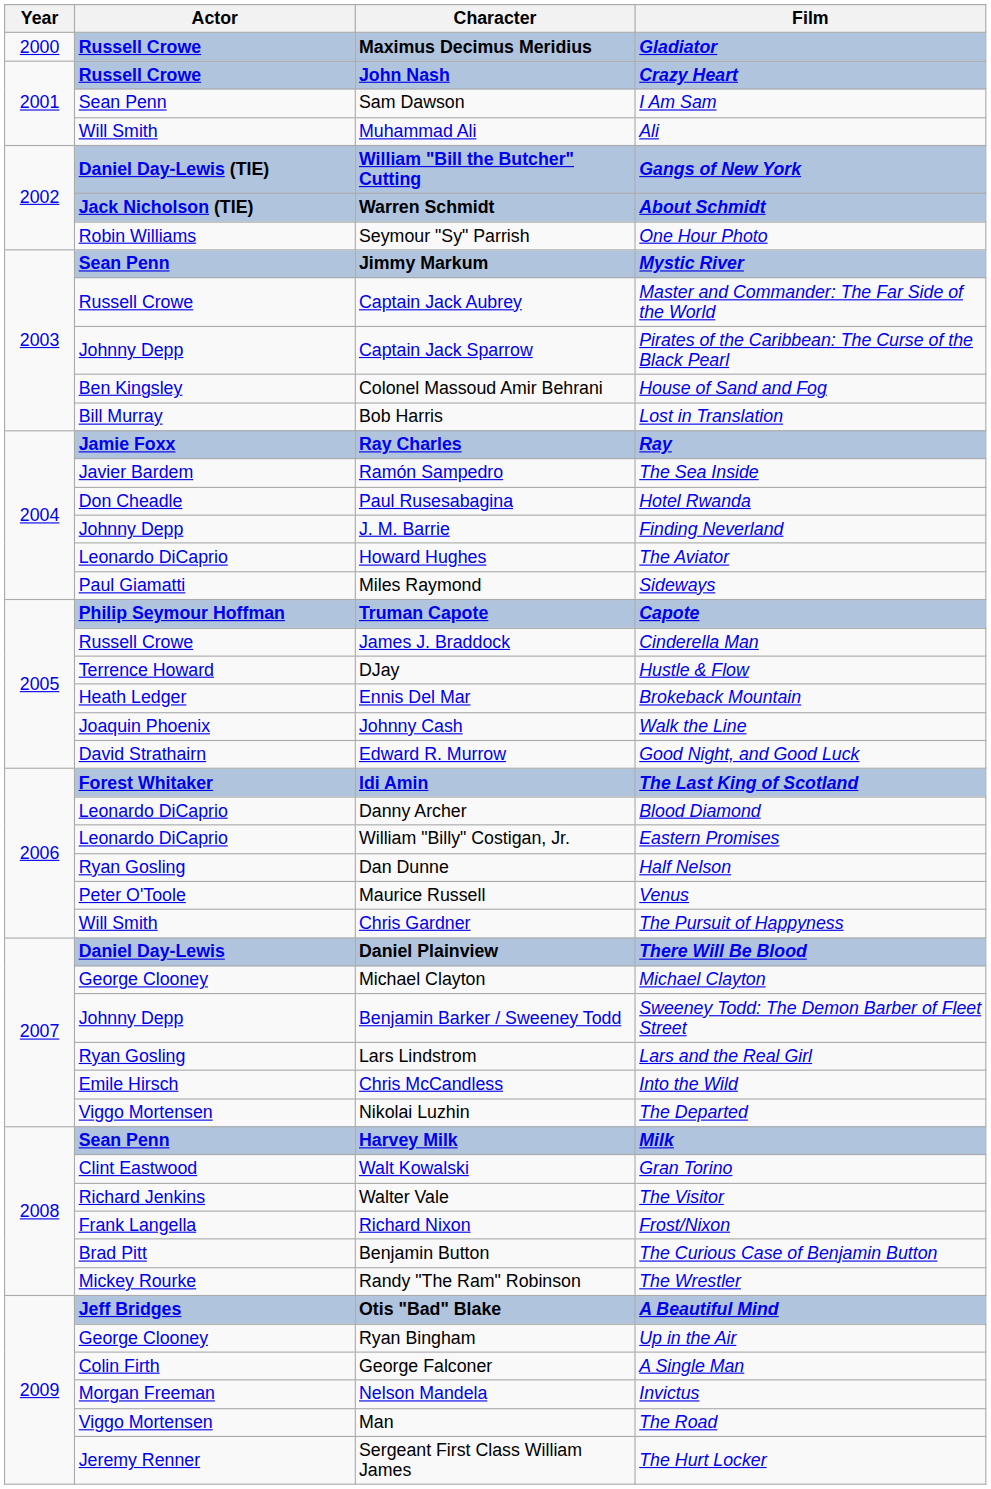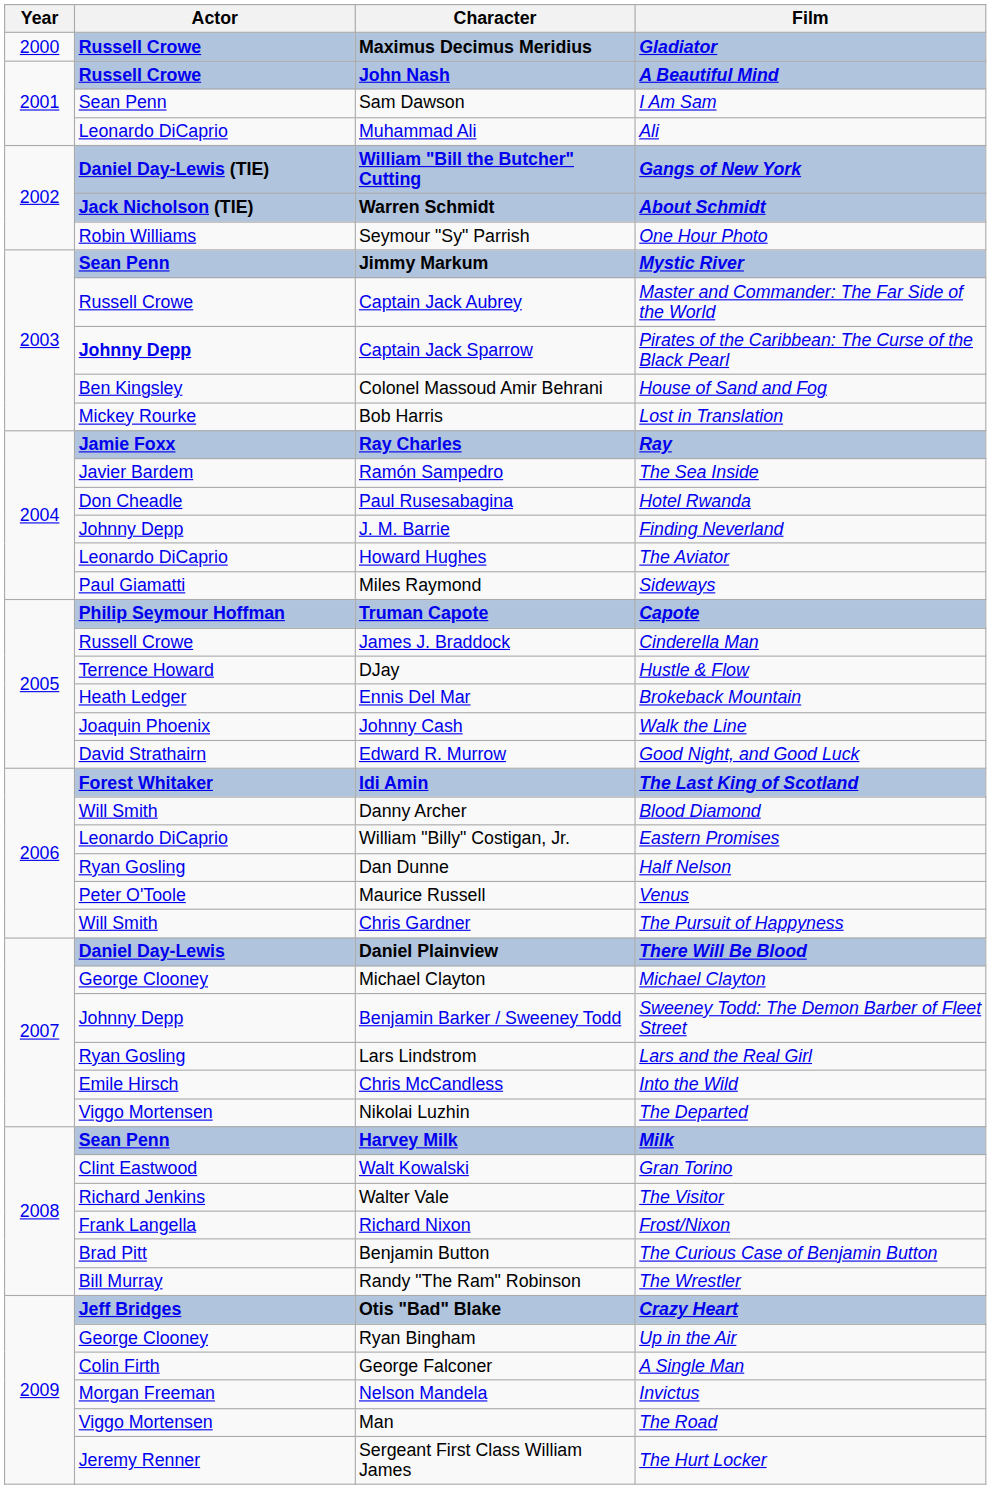(689, 74) Crazy Heart -> (709, 74) A Beautiful Mind
(118, 131) Will Smith -> (153, 131) Leonardo DiCaprio
(131, 350) normal -> (135, 350) bold
(121, 416) Bill Murray -> (137, 416) Mickey Rourke
(153, 810) Leonardo DiCaprio -> (118, 810) Will Smith
(137, 1281) Mickey Rourke -> (121, 1281) Bill Murray
(709, 1309) A Beautiful Mind -> (689, 1309) Crazy Heart
